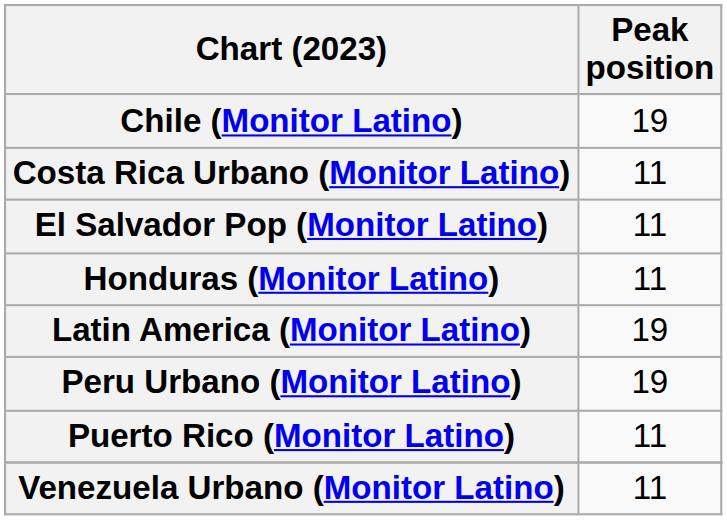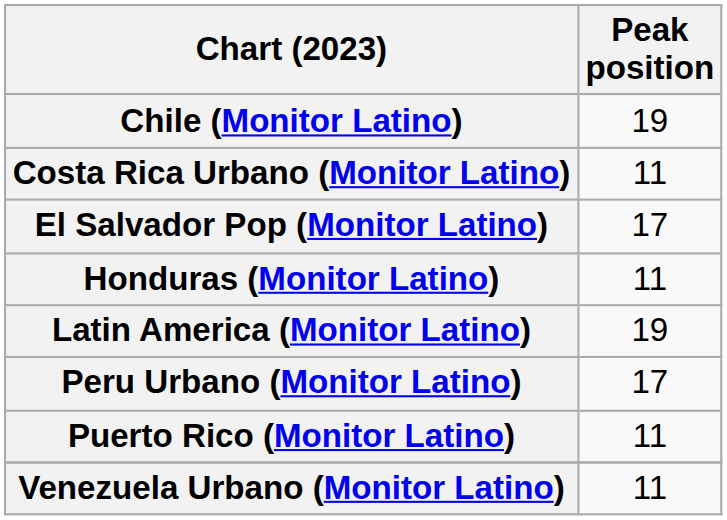(650, 225) 11 -> (650, 225) 17
(650, 383) 19 -> (650, 383) 17
